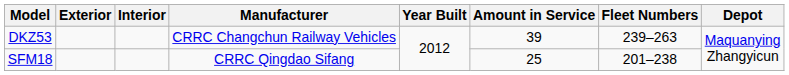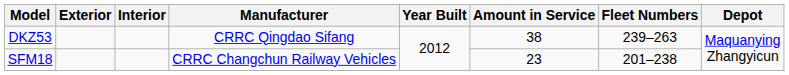(284, 37) CRRC Changchun Railway Vehicles -> (284, 37) CRRC Qingdao Sifang
(534, 37) 39 -> (534, 37) 38
(284, 59) CRRC Qingdao Sifang -> (284, 59) CRRC Changchun Railway Vehicles
(534, 59) 25 -> (534, 59) 23
